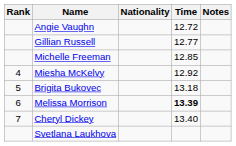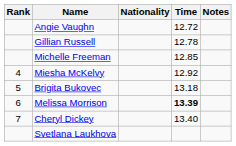(186, 42) 12.77 -> (186, 42) 12.78
